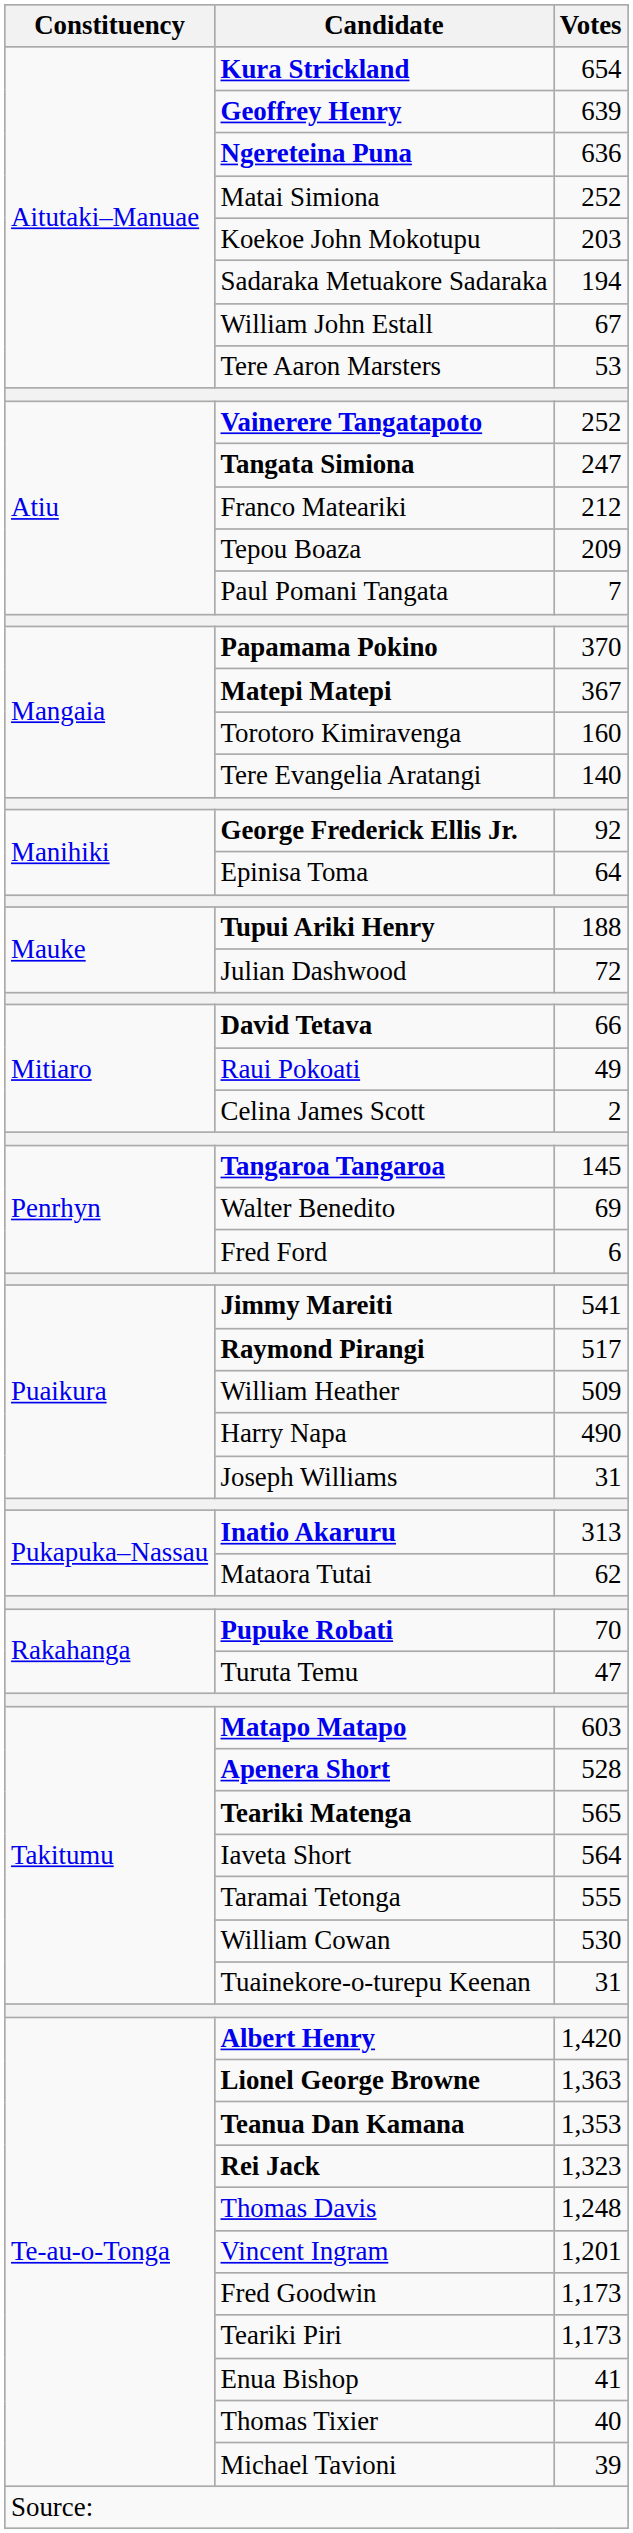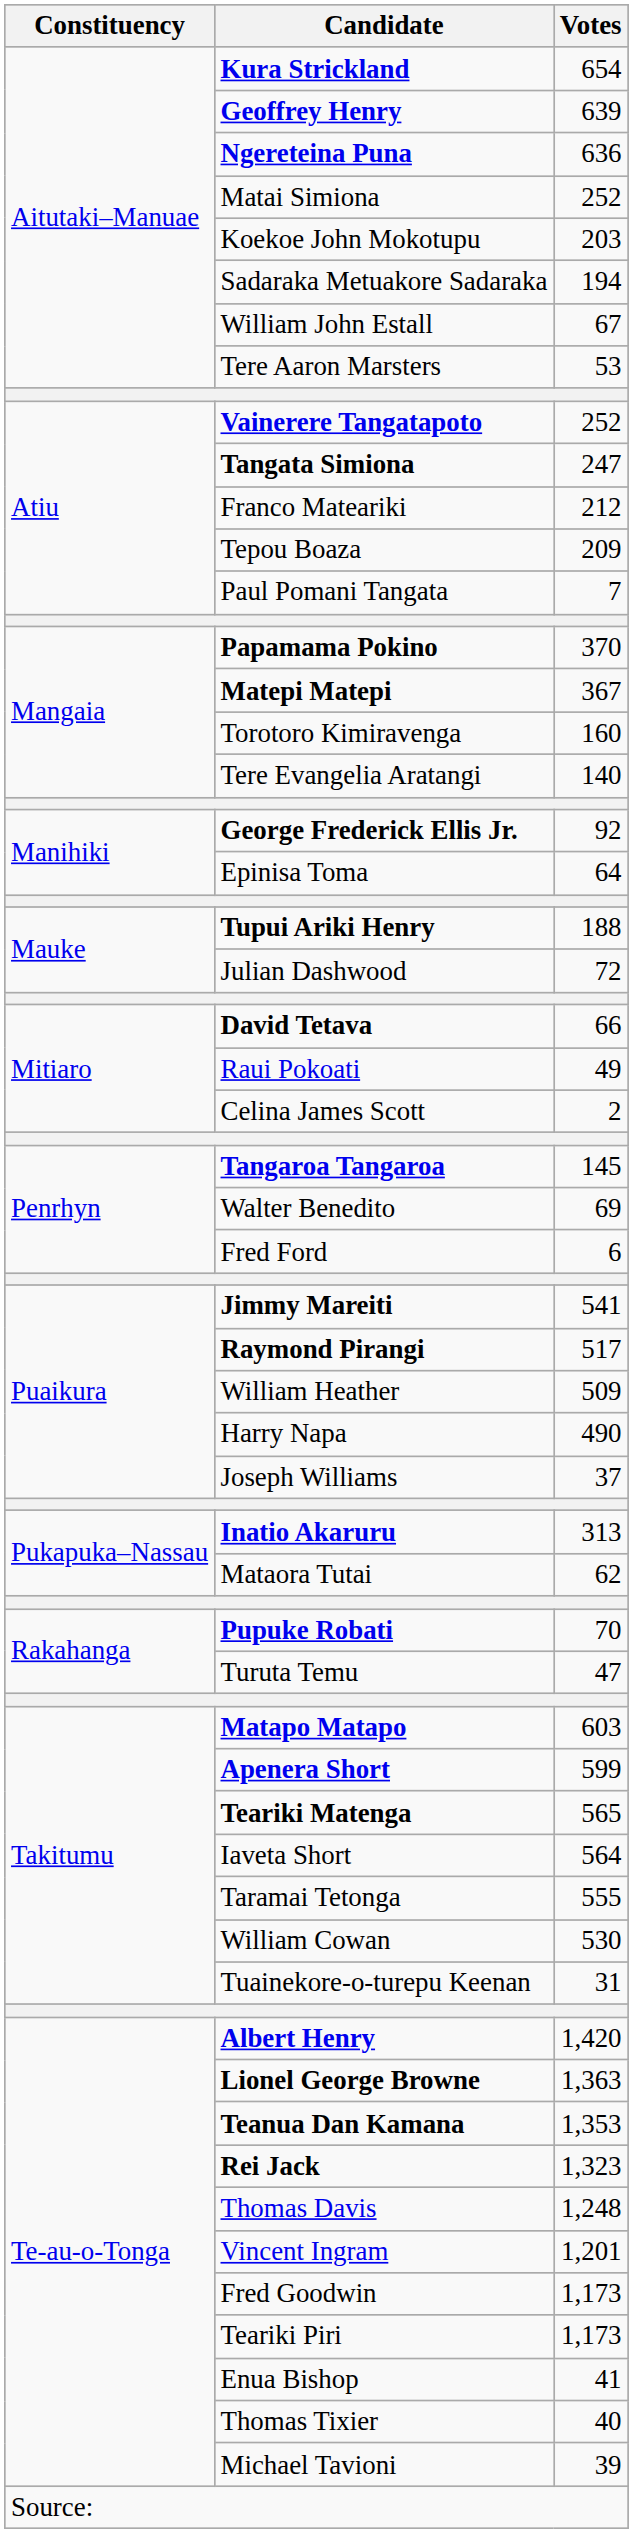(608, 1476) 31 -> (608, 1476) 37
(601, 1769) 528 -> (601, 1769) 599
